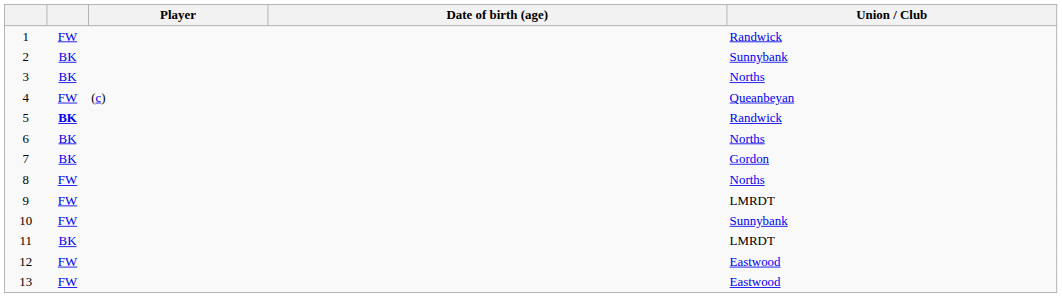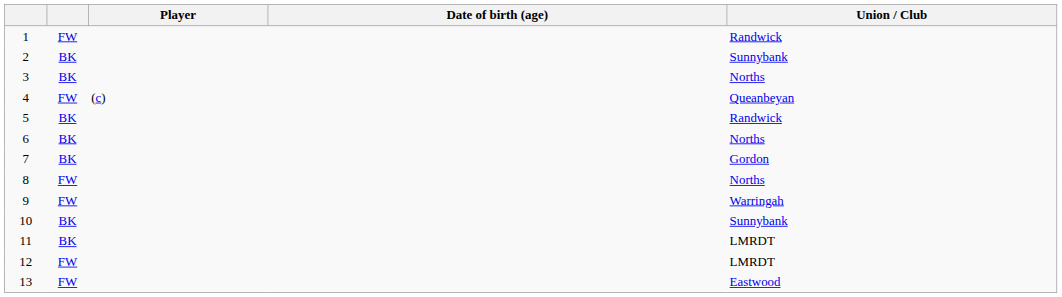(68, 118) bold -> (68, 118) normal
(752, 200) LMRDT -> (757, 200) Warringah
(68, 220) FW -> (68, 220) BK
(755, 261) Eastwood -> (752, 261) LMRDT
